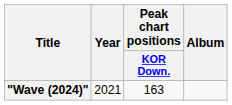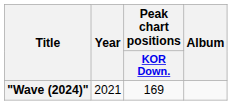(154, 90) 163 -> (154, 90) 169
